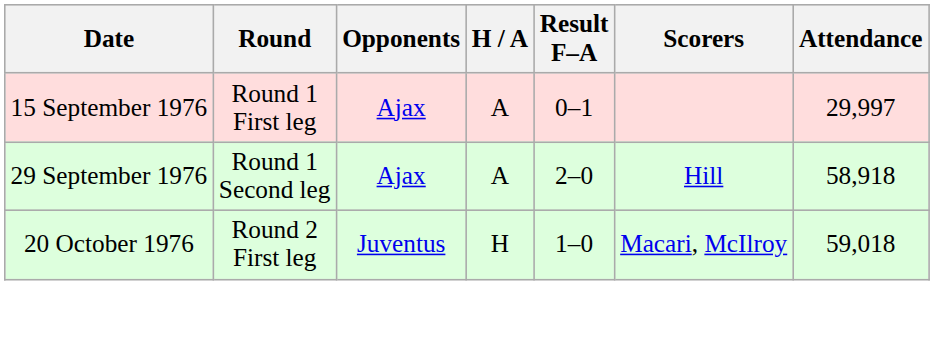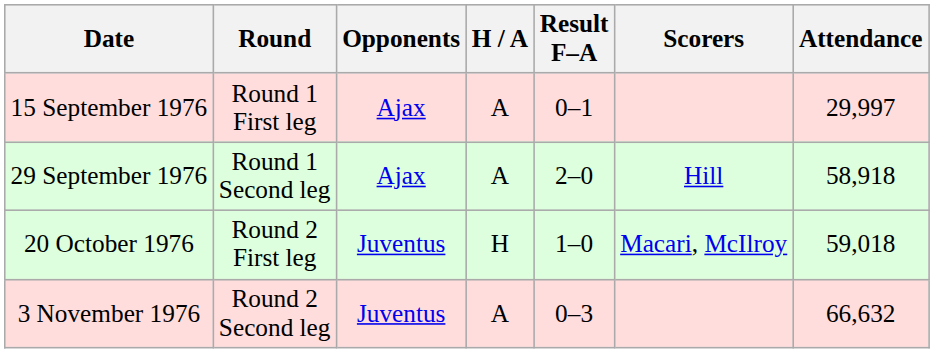+ row: (109, 312)
